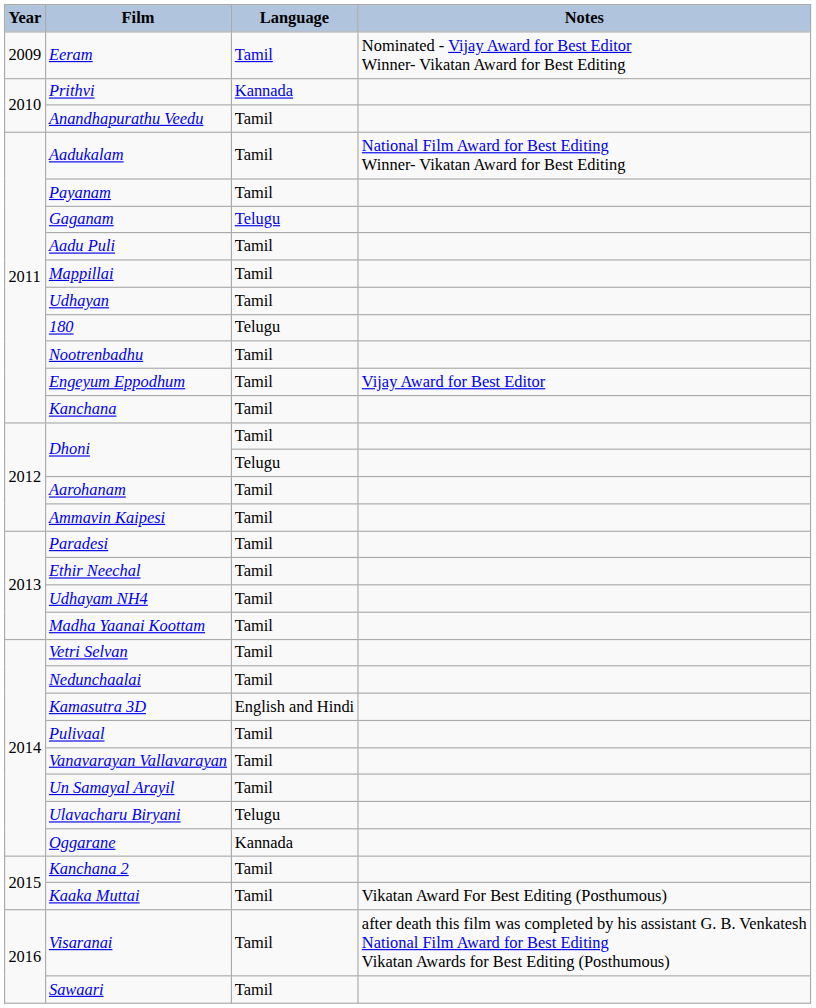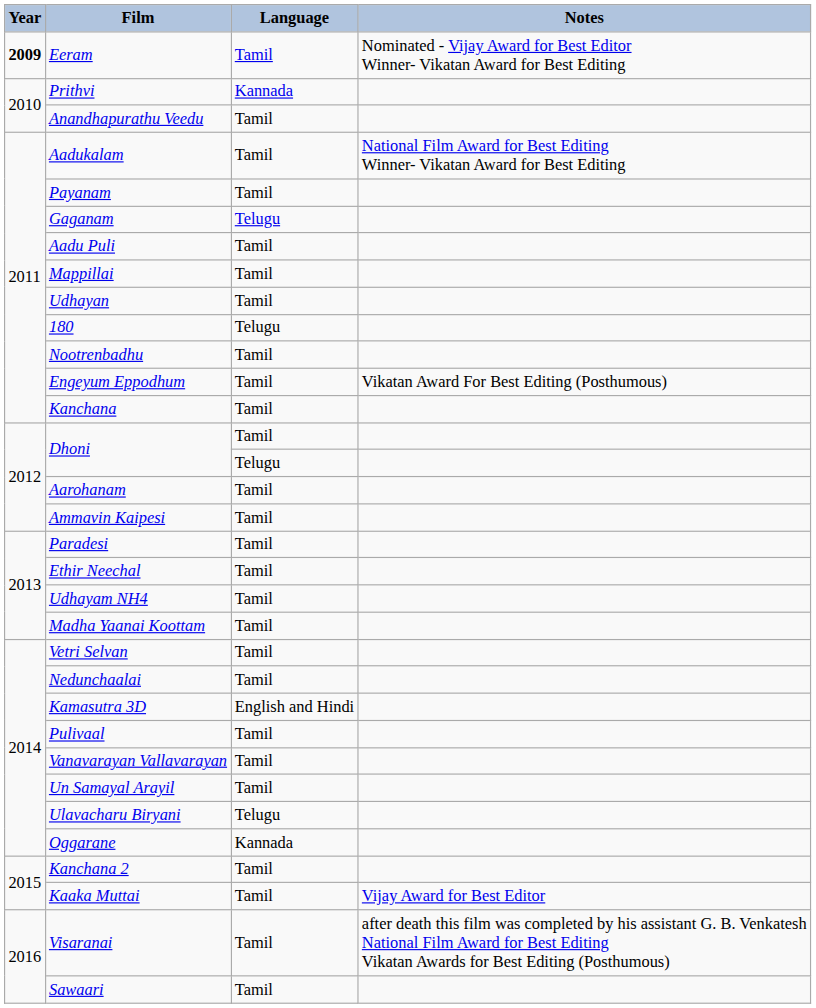(25, 55) normal -> (25, 55) bold
(454, 382) Vijay Award for Best Editor -> (514, 382) Vikatan Award For Best Editing (Posthumous)
(514, 896) Vikatan Award For Best Editing (Posthumous) -> (454, 896) Vijay Award for Best Editor
